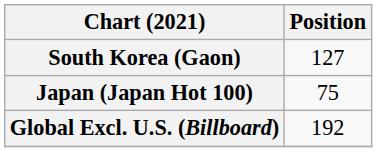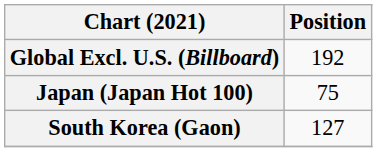rows swapped: (145, 127) <-> (145, 57)
